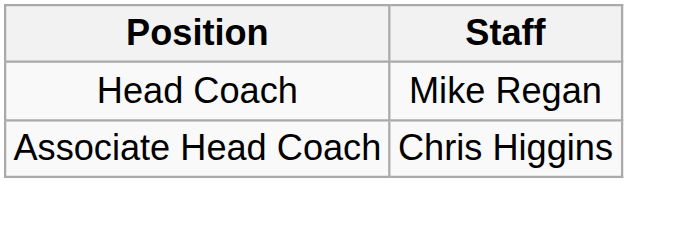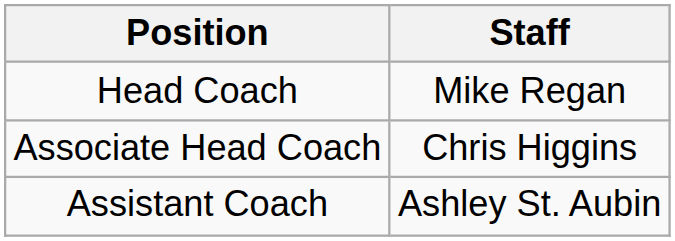+ row: (197, 205)
